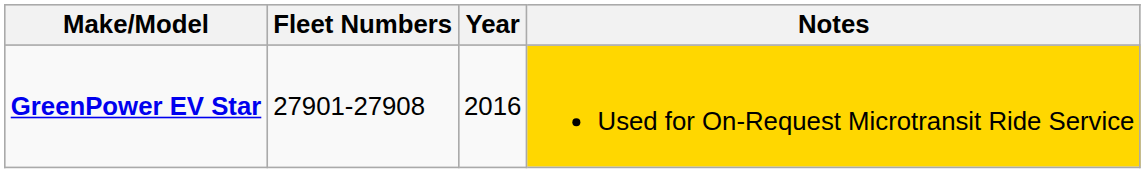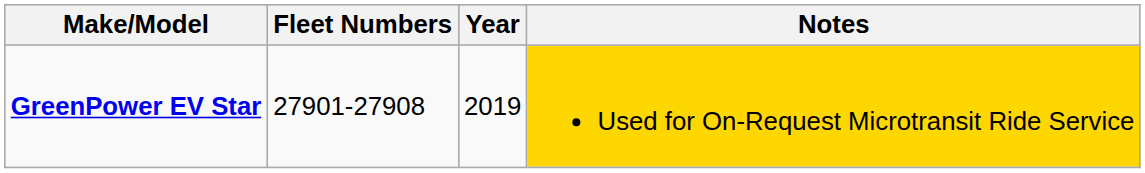(493, 106) 2016 -> (493, 106) 2019
